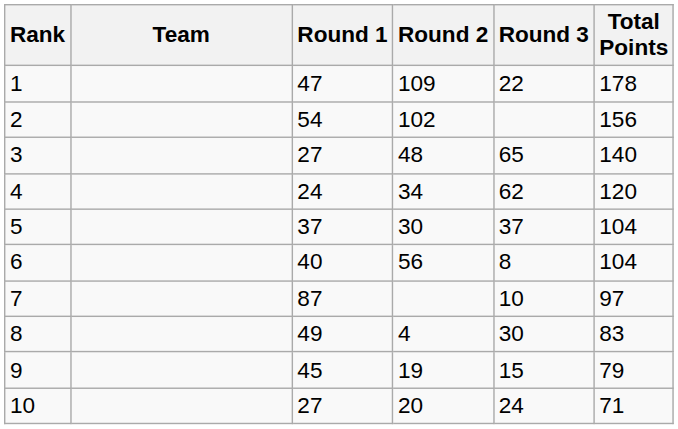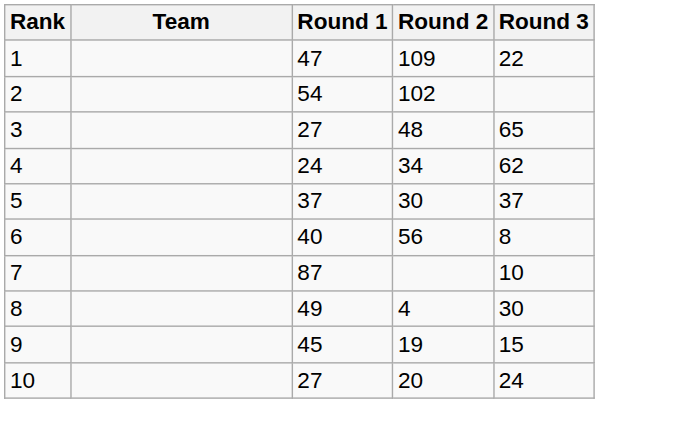- column: (634, 35)
